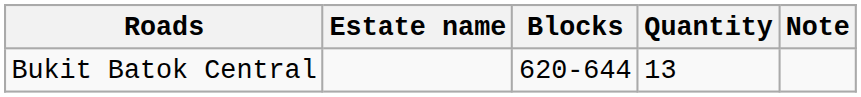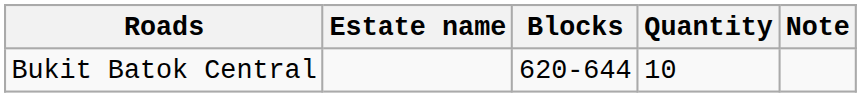(660, 70) 13 -> (660, 70) 10
